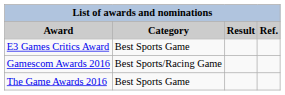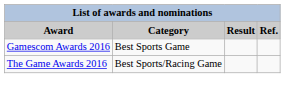- row: (58, 47)
(168, 64) Best Sports/Racing Game -> (152, 47) Best Sports Game
(152, 81) Best Sports Game -> (168, 64) Best Sports/Racing Game
